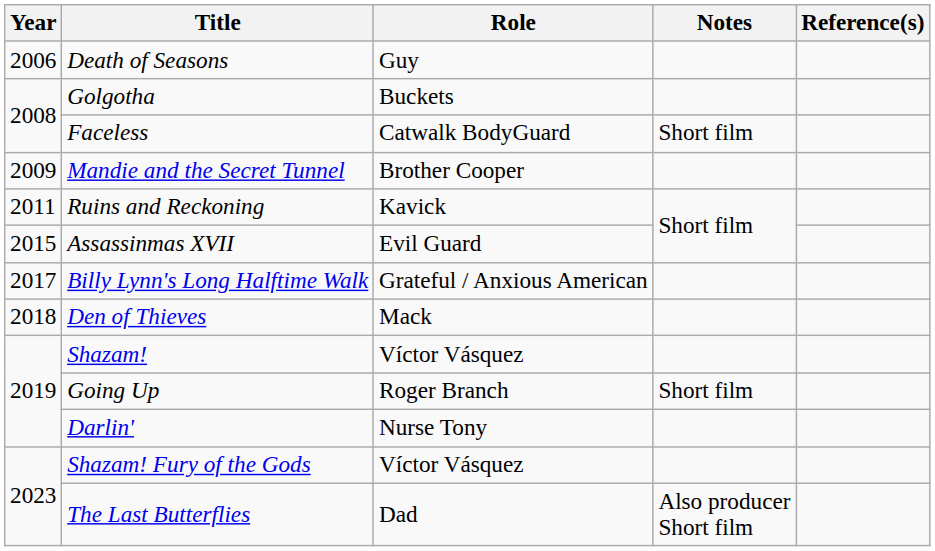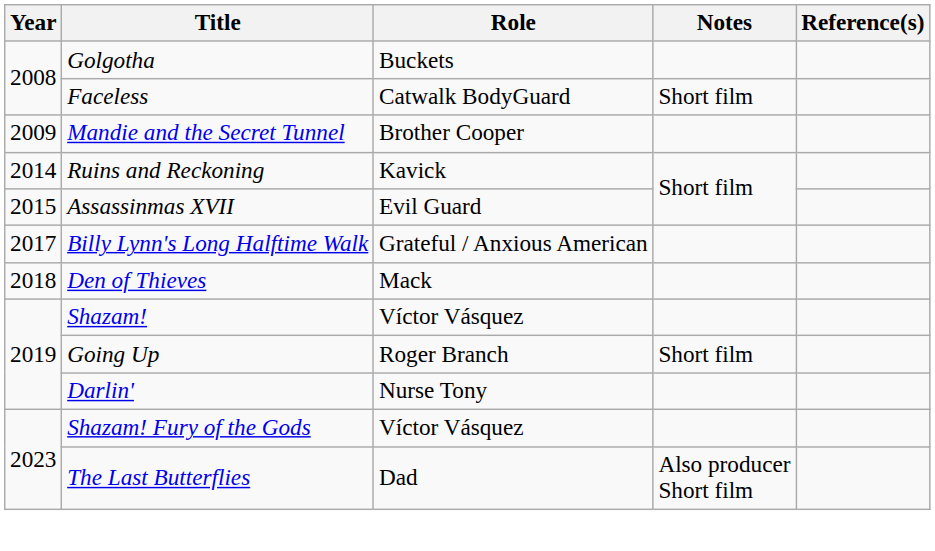- row: (148, 59)
(33, 206) 2011 -> (33, 170) 2014
